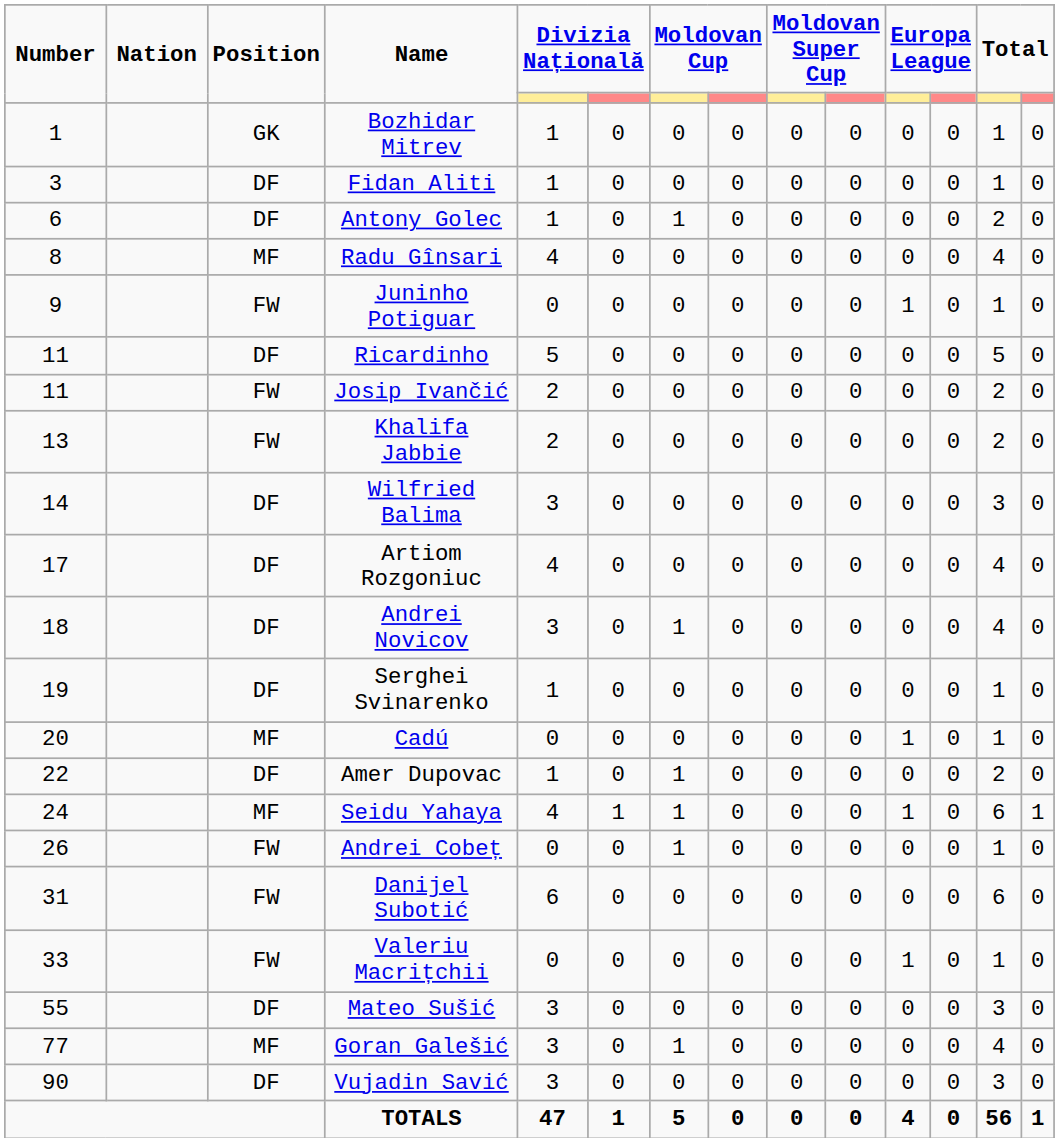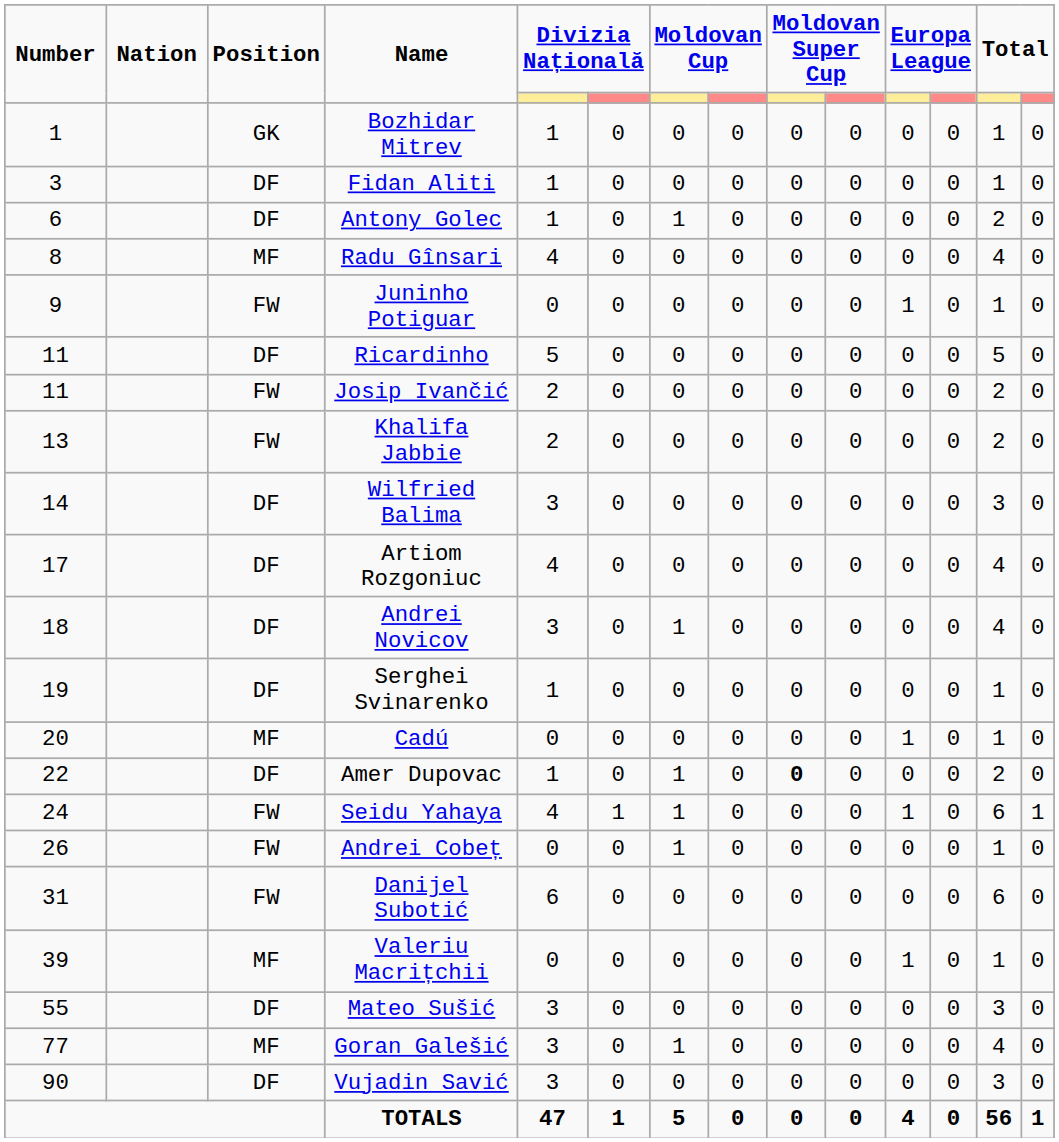(797, 776) normal -> (797, 776) bold
(266, 813) MF -> (266, 813) FW
(55, 961) 33 -> (55, 961) 39
(266, 961) FW -> (266, 961) MF
